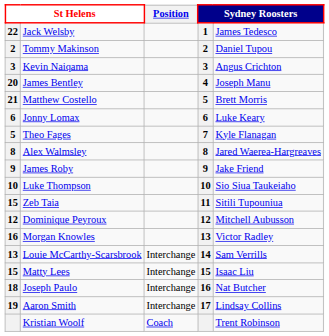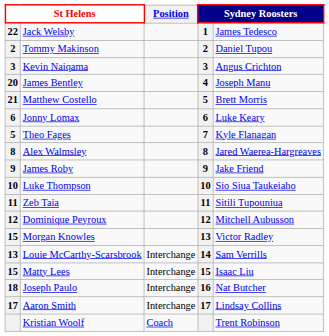(13, 202) 15 -> (13, 202) 11
(13, 237) 16 -> (13, 237) 15
(13, 305) 19 -> (13, 305) 17
